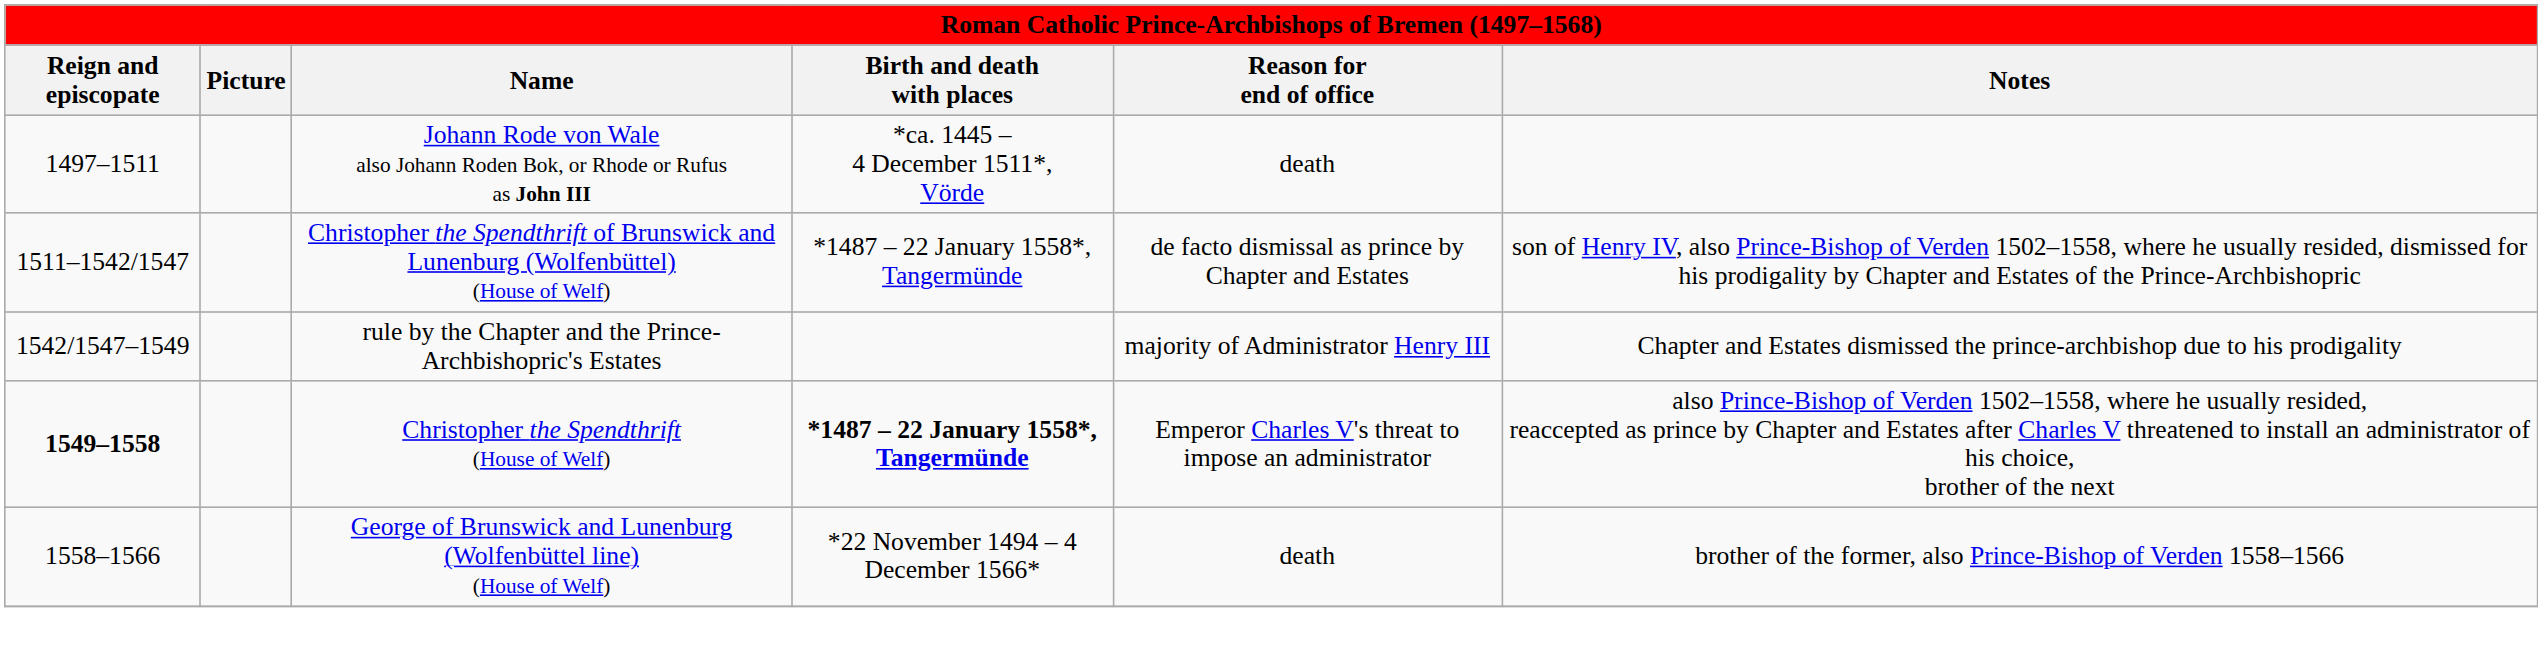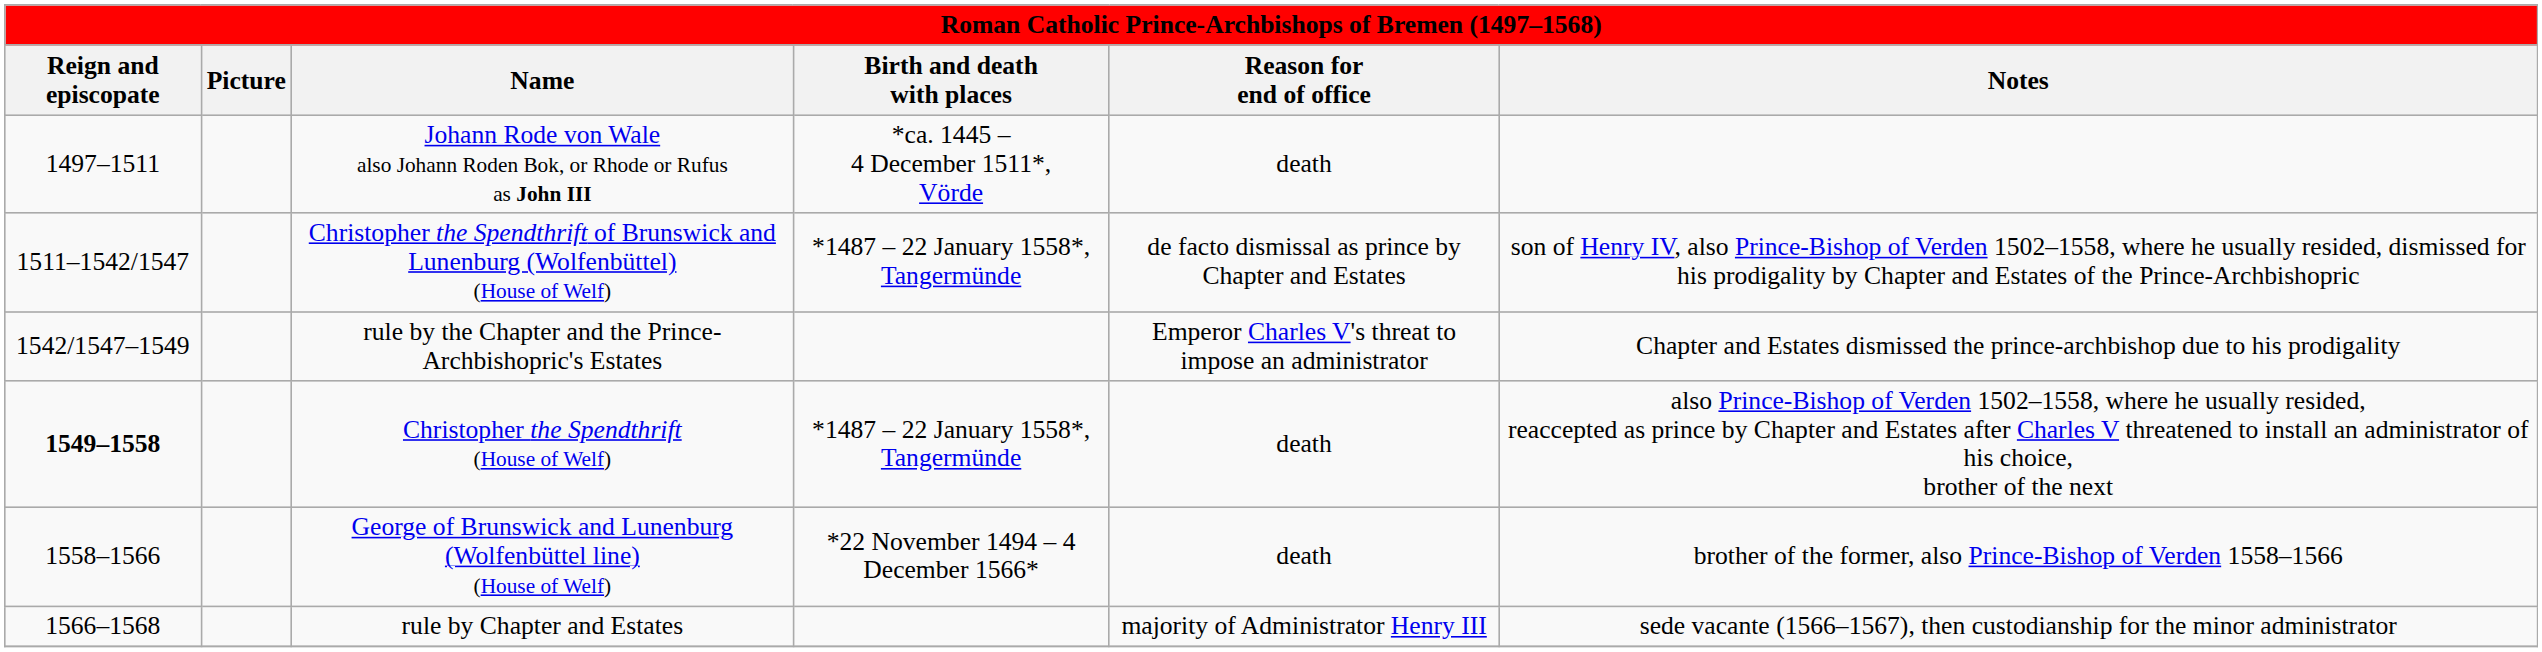(1307, 345) majority of Administrator Henry III -> (1304, 345) Emperor Charles V's threat to impose an administrator
(952, 443) bold -> (951, 443) normal
(1307, 443) Emperor Charles V's threat to impose an administrator -> (1304, 443) death
+ row: (542, 625)
